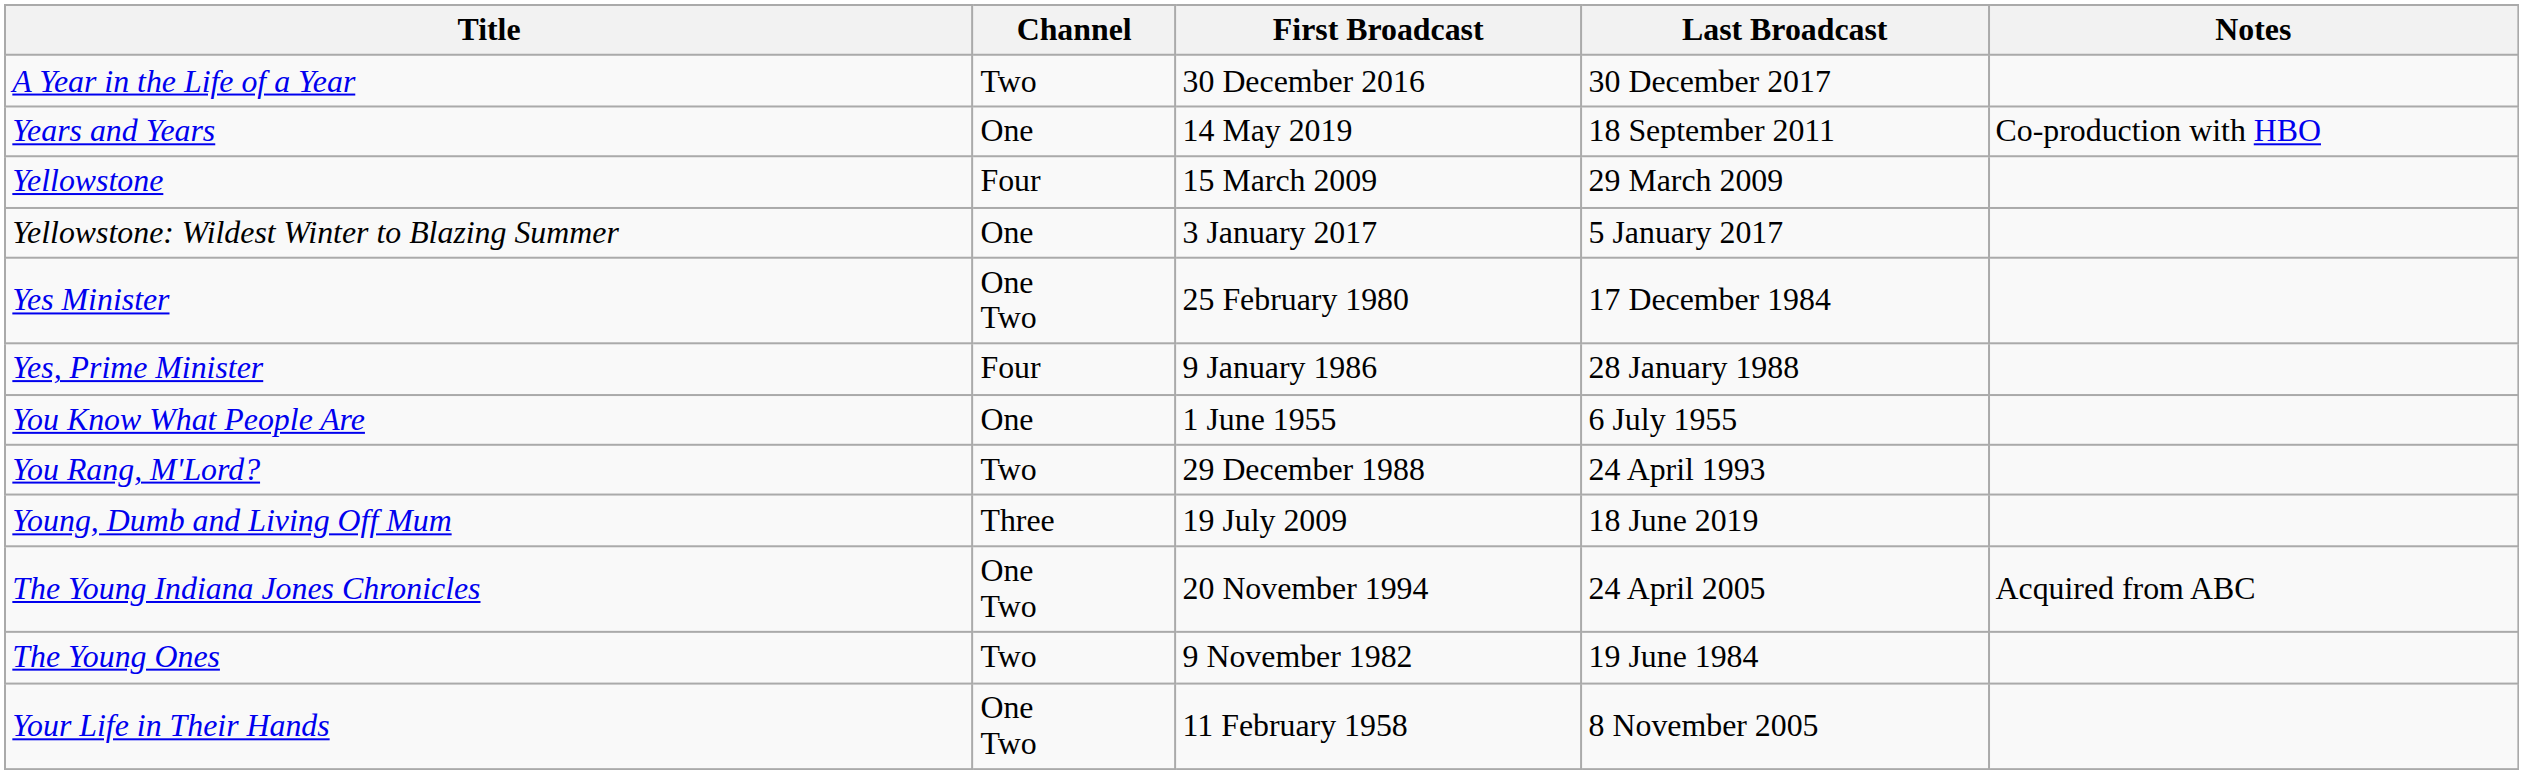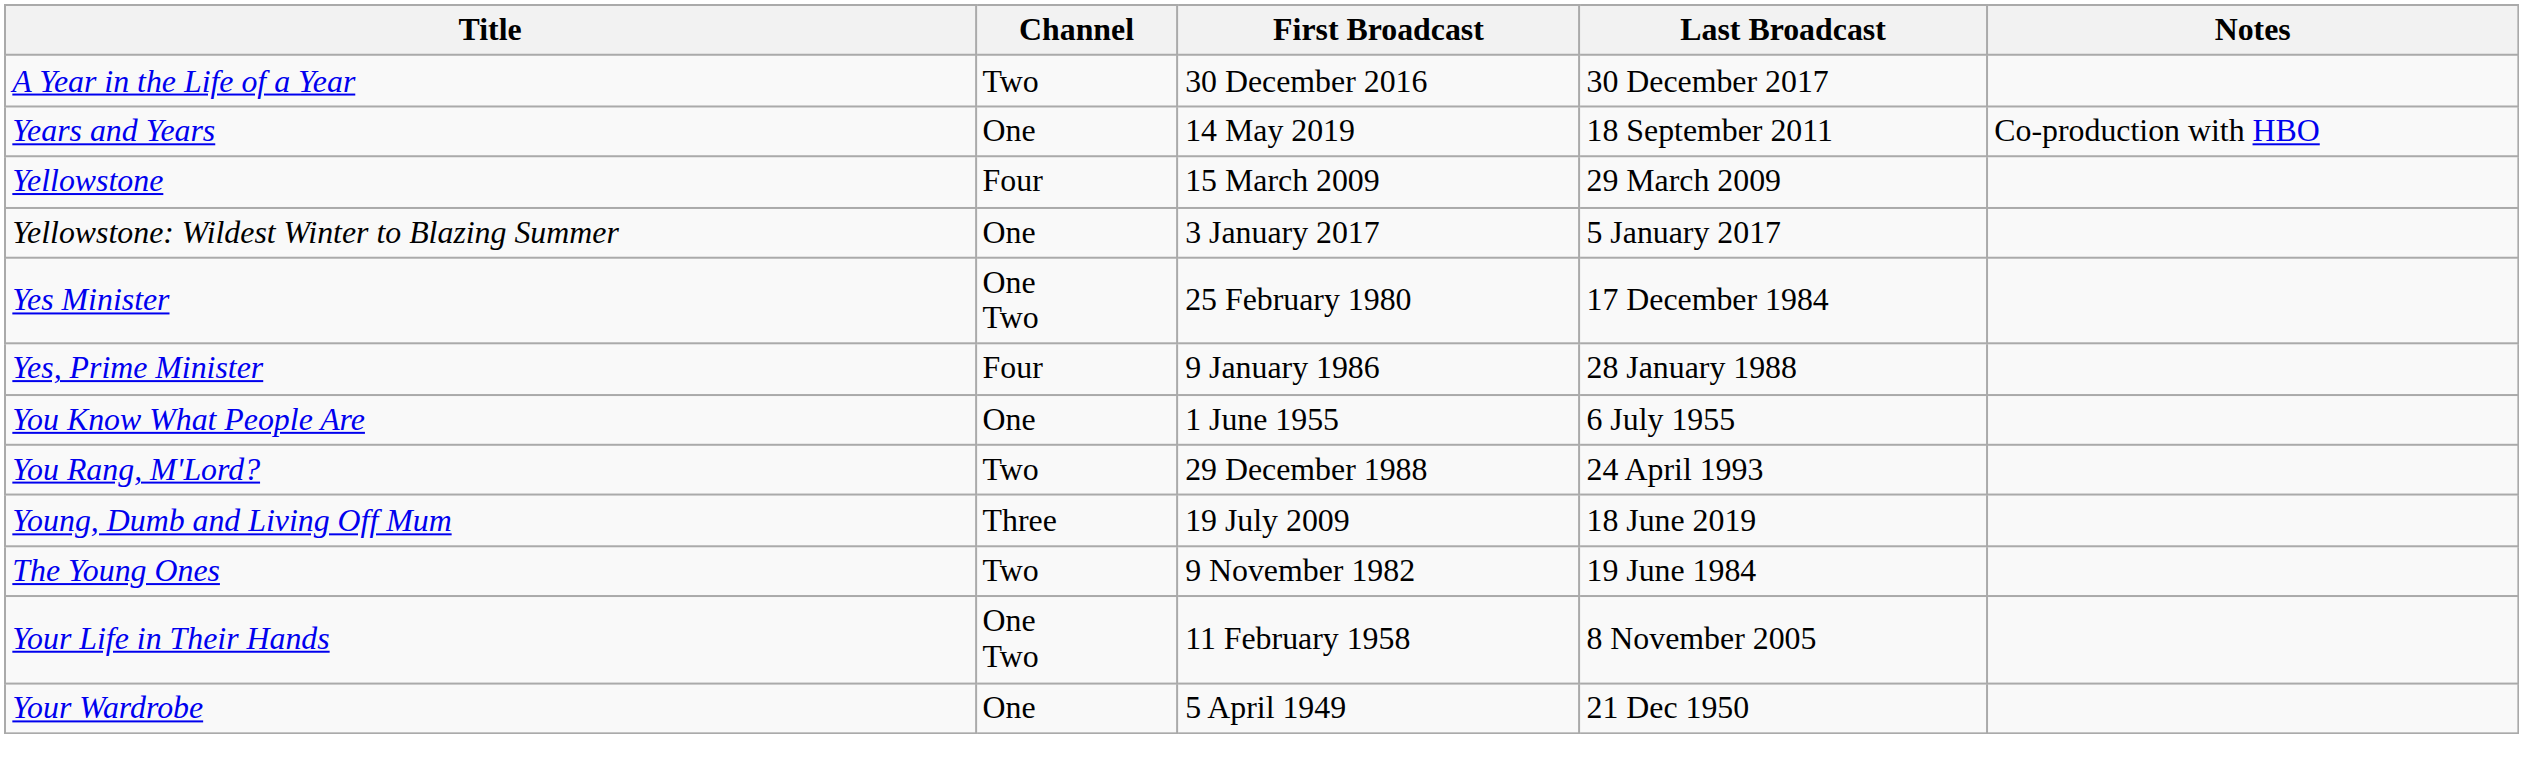- row: (246, 588)
+ row: (108, 707)
